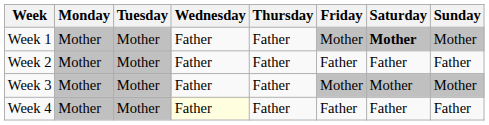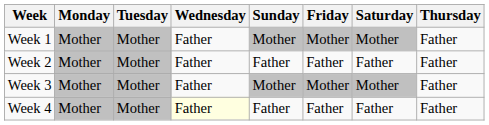columns swapped: (283, 16) <-> (457, 16)
(393, 39) bold -> (377, 39) normal
